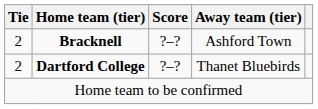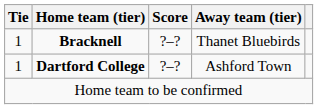(18, 41) 2 -> (18, 41) 1
(248, 41) Ashford Town -> (248, 41) Thanet Bluebirds
(18, 65) 2 -> (18, 65) 1
(248, 65) Thanet Bluebirds -> (248, 65) Ashford Town
